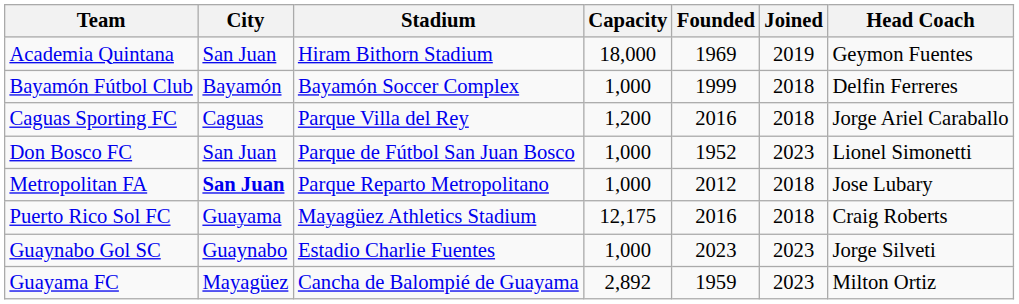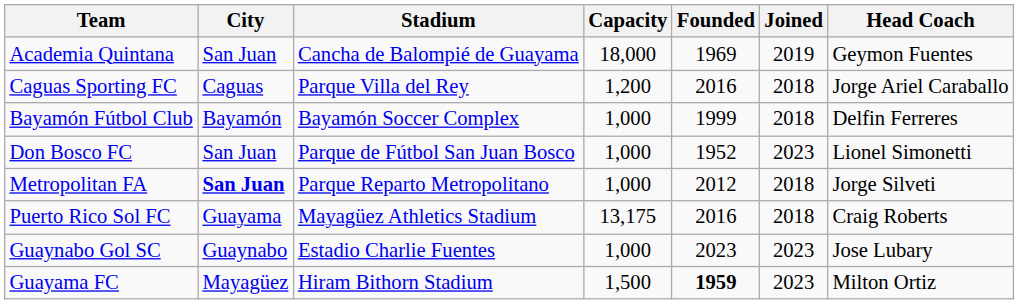(395, 53) Hiram Bithorn Stadium -> (438, 53) Cancha de Balompié de Guayama
rows swapped: (101, 86) <-> (93, 119)
(883, 184) Jose Lubary -> (884, 184) Jorge Silveti
(628, 217) 12,175 -> (628, 217) 13,175
(884, 250) Jorge Silveti -> (883, 250) Jose Lubary
(438, 282) Cancha de Balompié de Guayama -> (395, 282) Hiram Bithorn Stadium
(628, 282) 2,892 -> (628, 282) 1,500
(716, 282) normal -> (716, 282) bold
